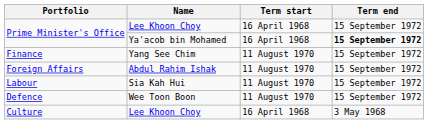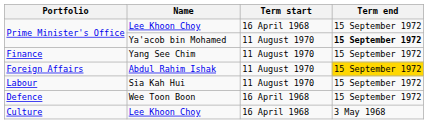(276, 40) 16 April 1968 -> (278, 40) 11 August 1970
(378, 69) no background -> (378, 69) gold background
(278, 97) 11 August 1970 -> (276, 97) 16 April 1968
